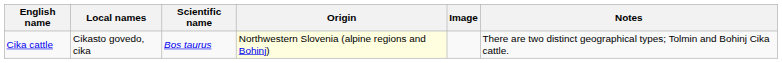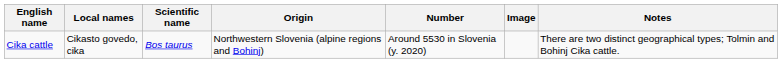+ column: (445, 17)
(332, 44) lightyellow background -> (297, 44) no background
